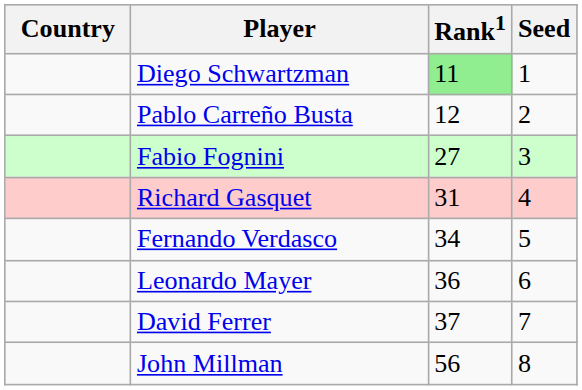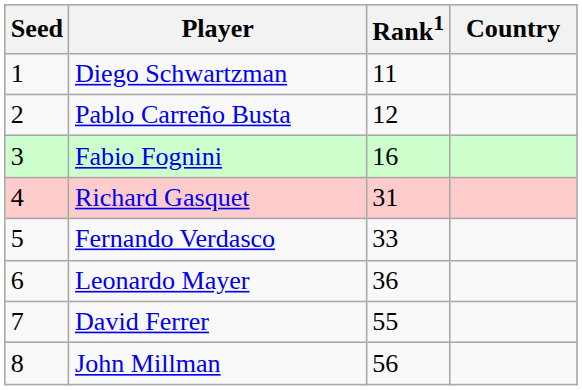columns swapped: (68, 28) <-> (544, 28)
(447, 73) lightgreen background -> (385, 73) no background
(447, 156) 27 -> (385, 156) 16
(447, 239) 34 -> (385, 239) 33
(447, 321) 37 -> (385, 321) 55
